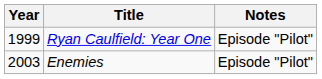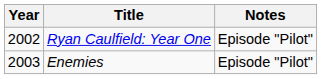(24, 39) 1999 -> (24, 39) 2002
